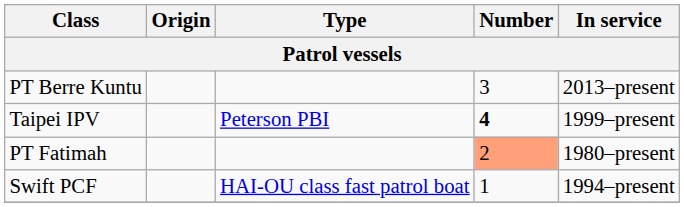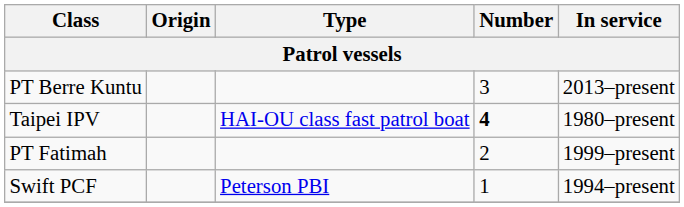(275, 119) Peterson PBI -> (345, 119) HAI-OU class fast patrol boat
(619, 119) 1999–present -> (619, 119) 1980–present
(484, 152) lightsalmon background -> (484, 152) no background
(619, 152) 1980–present -> (619, 152) 1999–present
(345, 185) HAI-OU class fast patrol boat -> (275, 185) Peterson PBI
